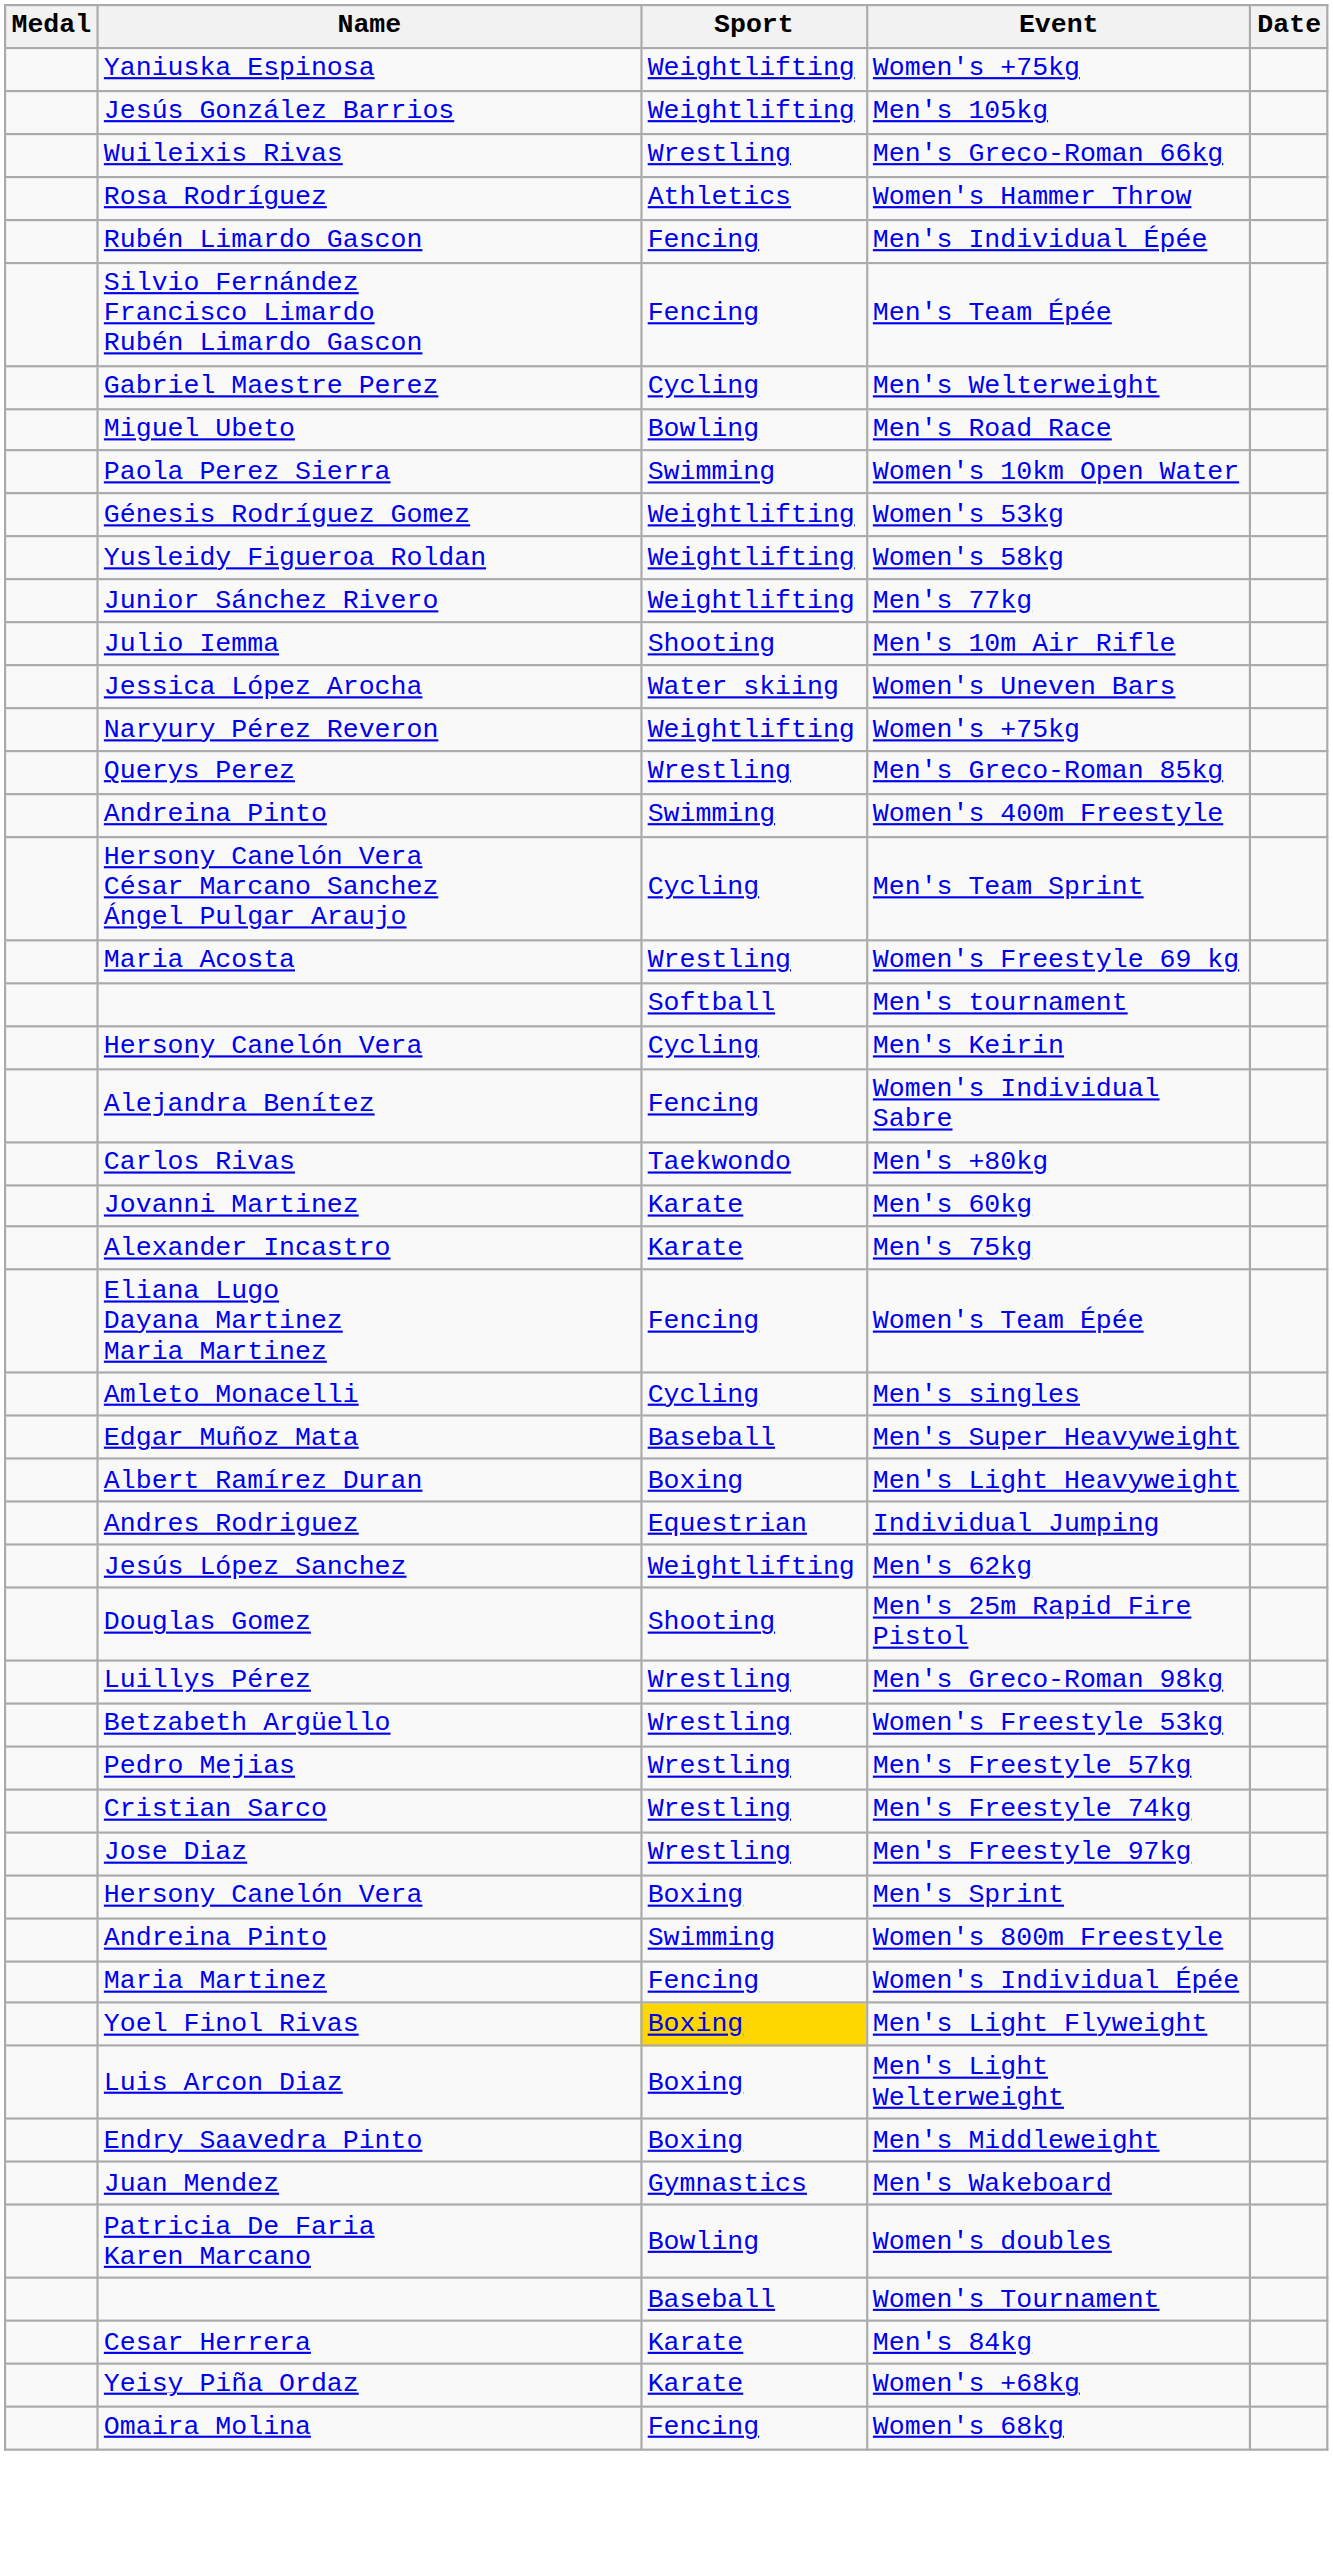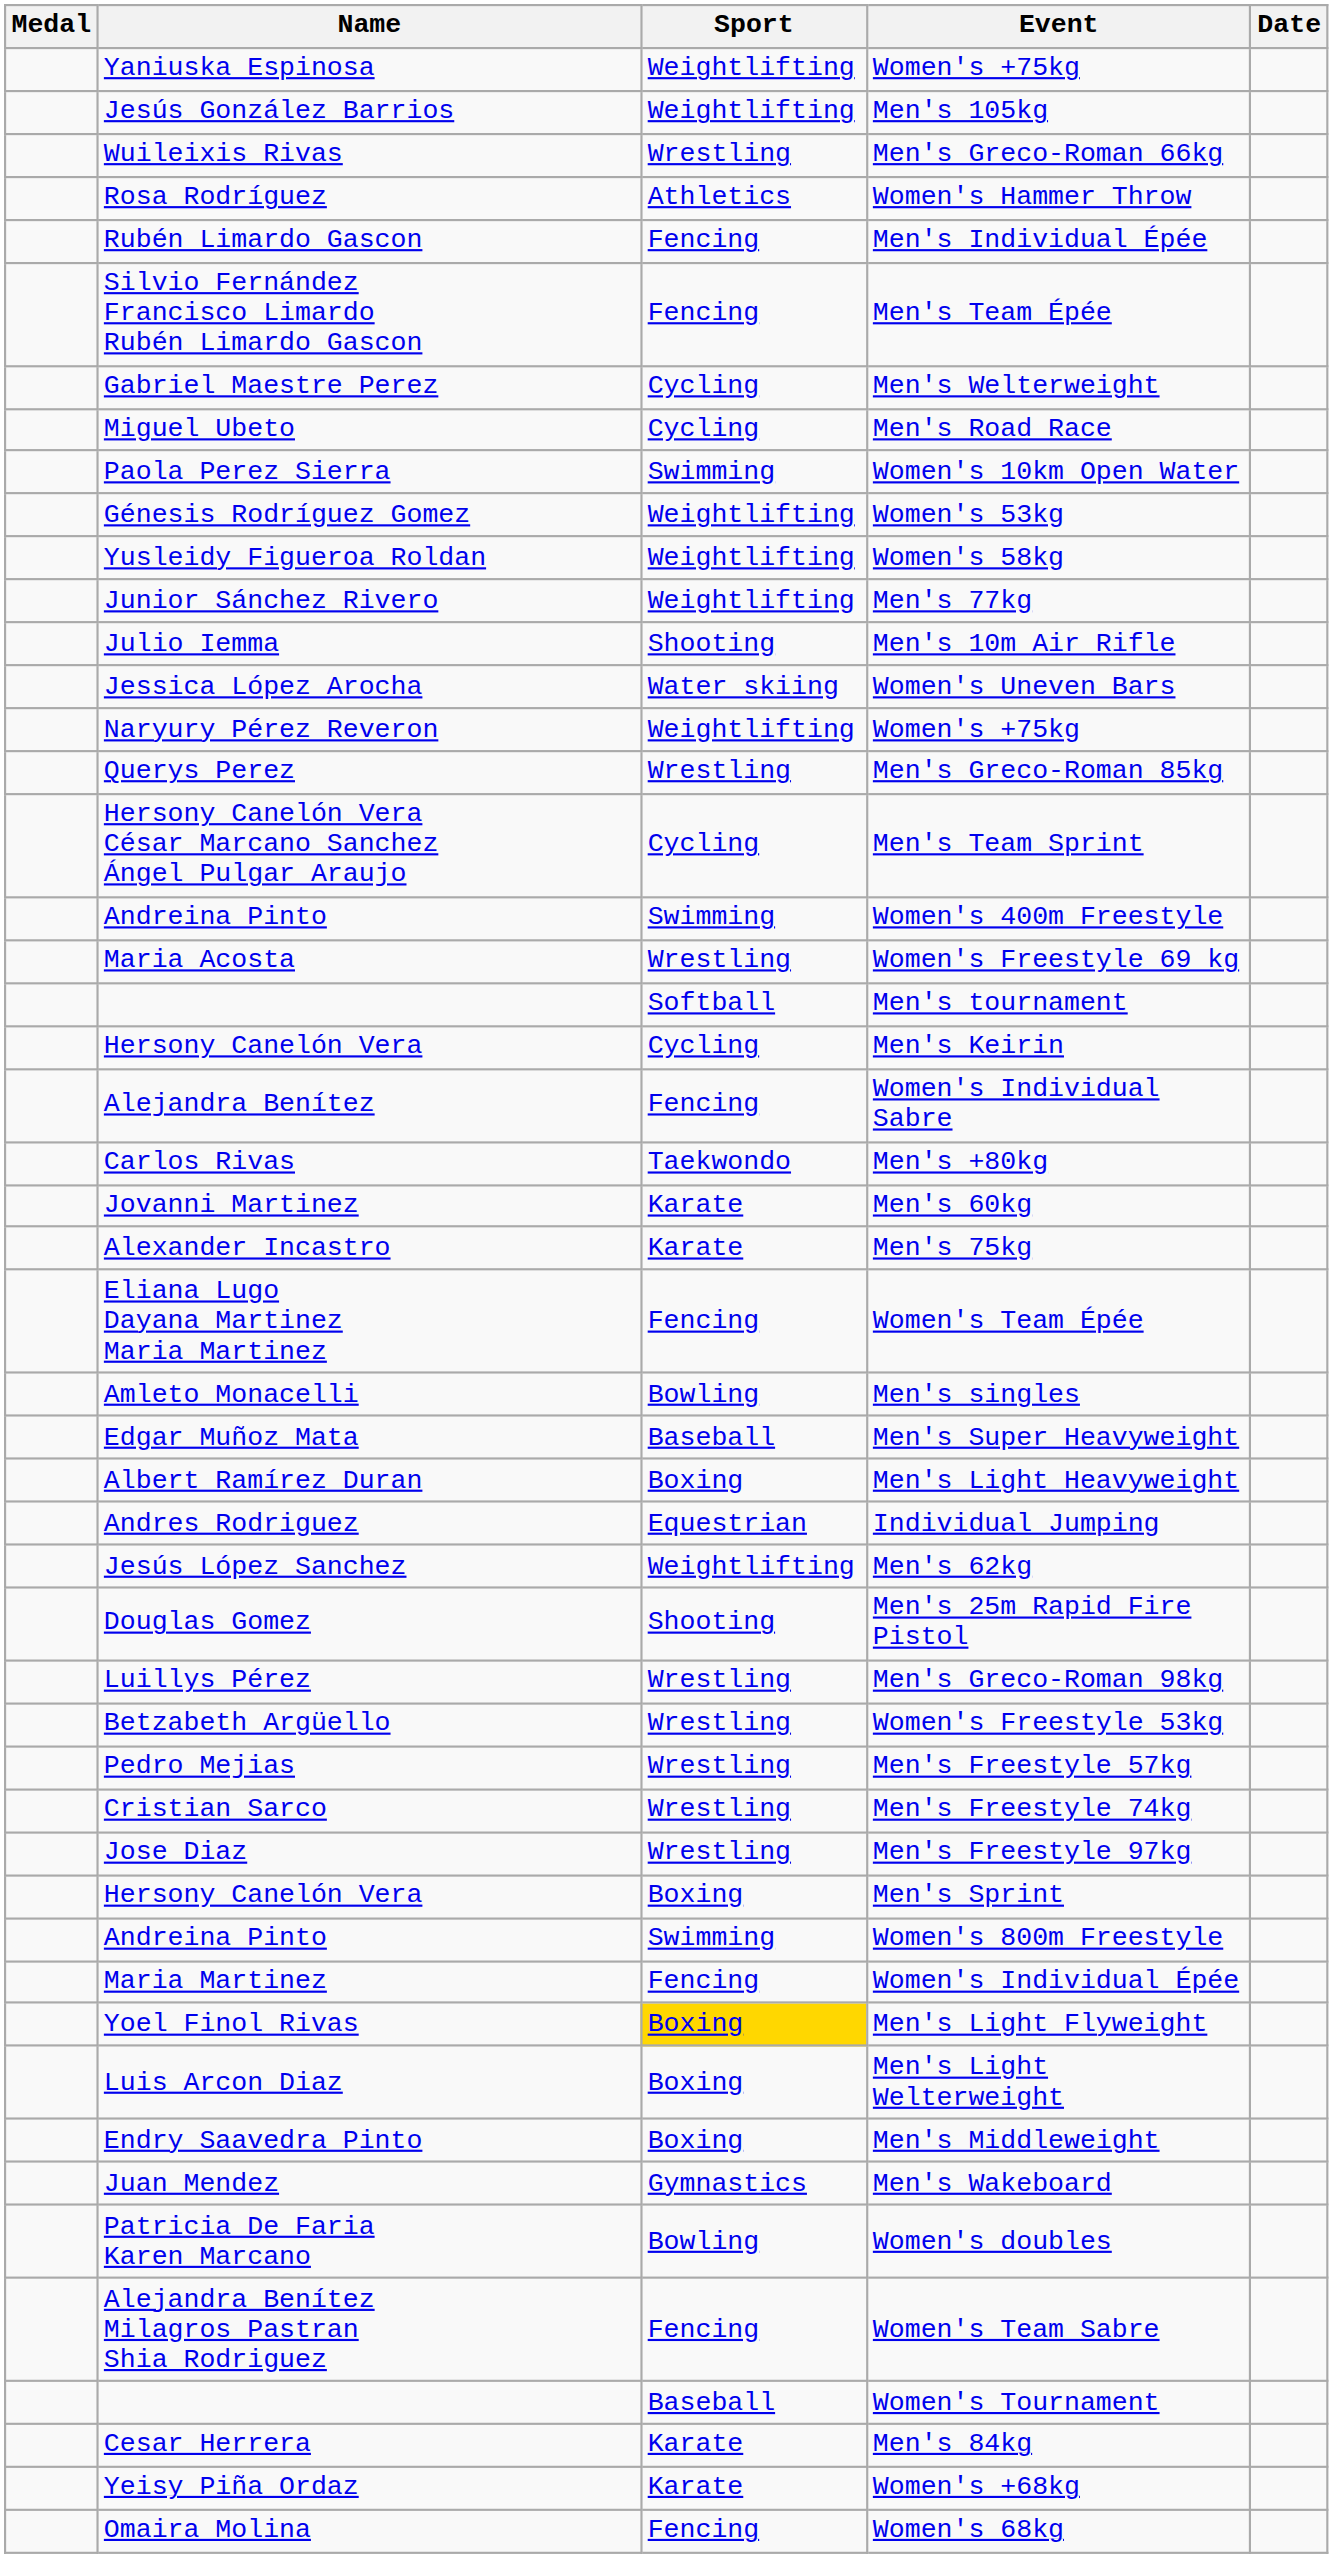(703, 430) Bowling -> (703, 430) Cycling
rows swapped: (271, 889) <-> (215, 816)
(703, 1395) Cycling -> (703, 1395) Bowling
+ row: (239, 2330)
